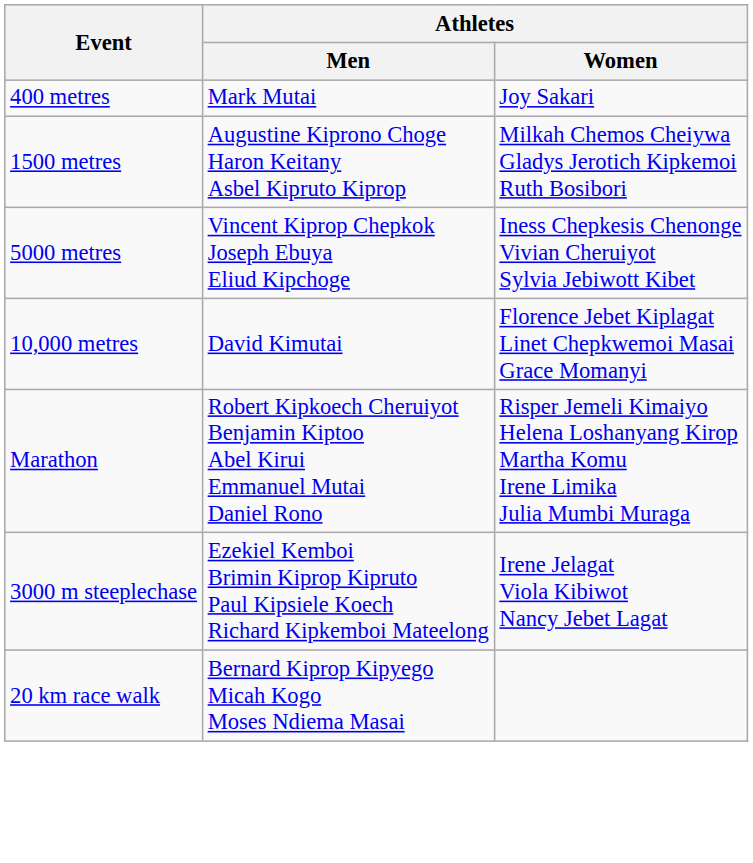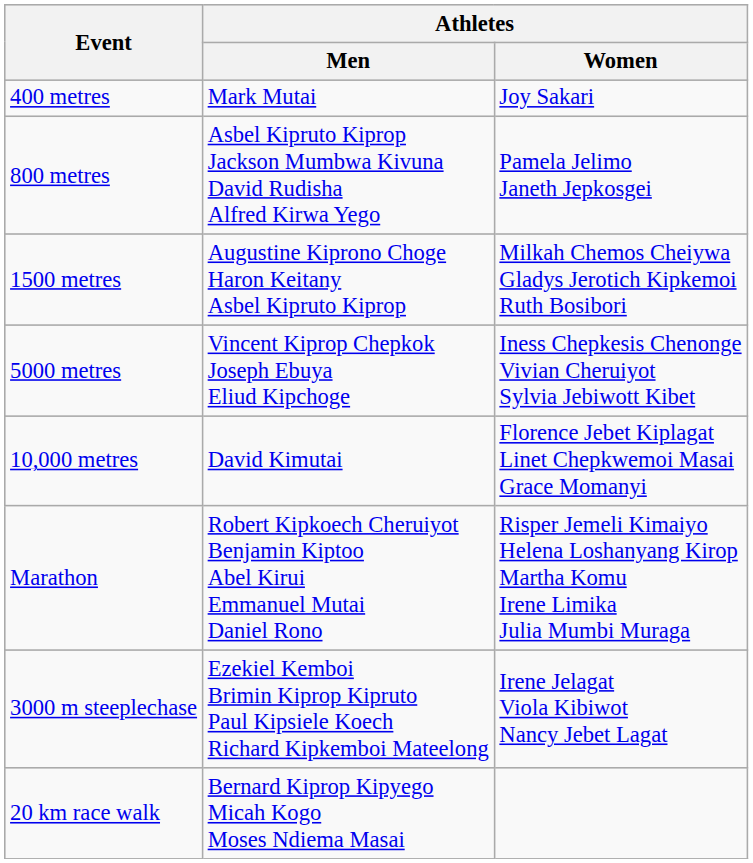+ row: (60, 175)
